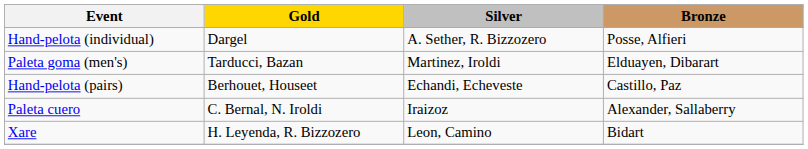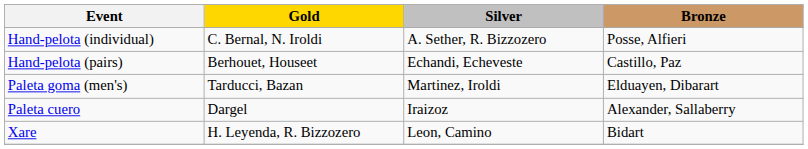(227, 39) Dargel -> (265, 39) C. Bernal, N. Iroldi
rows swapped: (65, 86) <-> (68, 62)
(265, 109) C. Bernal, N. Iroldi -> (227, 109) Dargel
